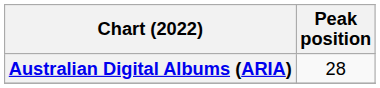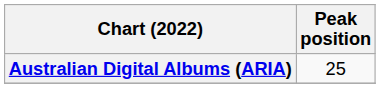(336, 68) 28 -> (336, 68) 25
